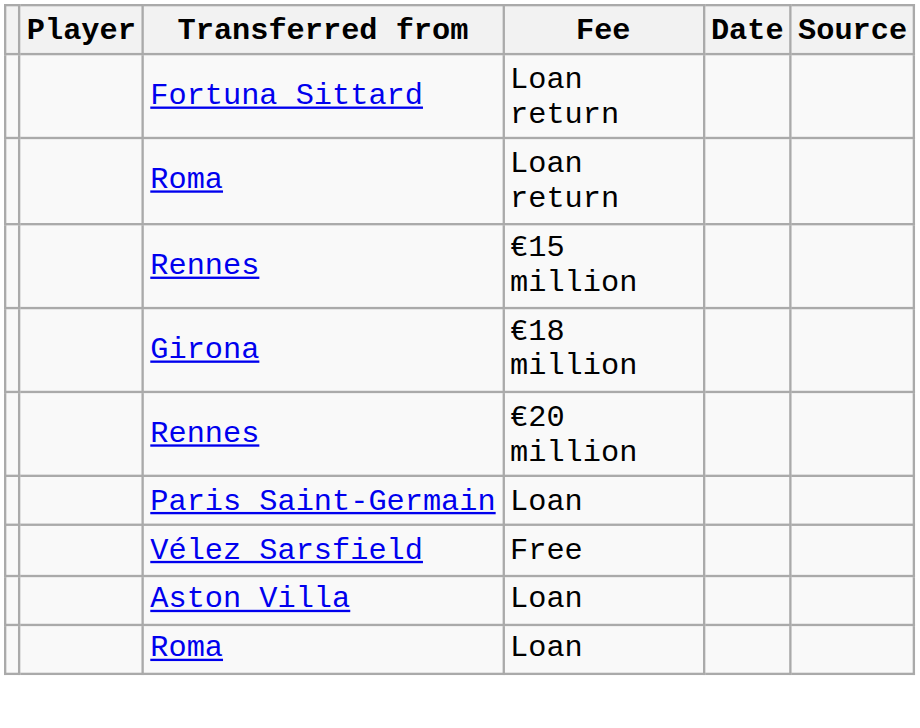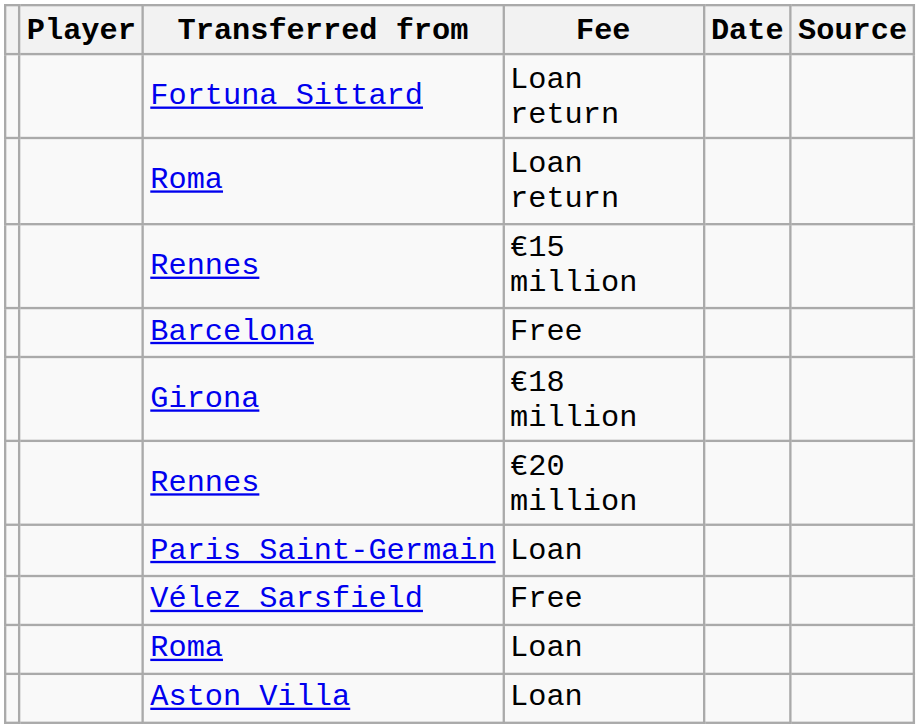+ row: (232, 332)
rows swapped: (250, 600) <-> (187, 649)
